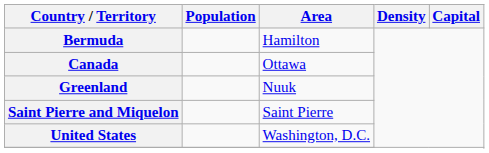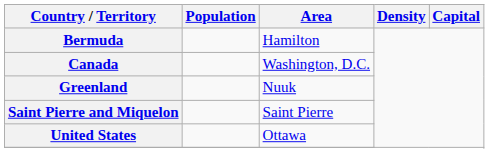(284, 64) Ottawa -> (316, 64) Washington, D.C.
(316, 135) Washington, D.C. -> (284, 135) Ottawa
